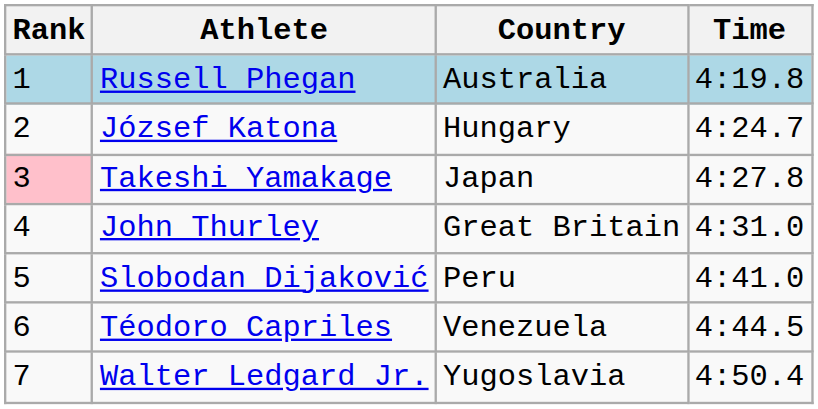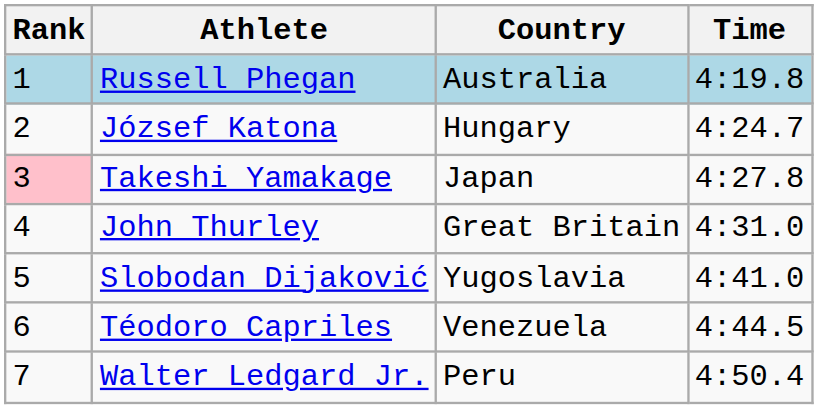(480, 278) Peru -> (534, 278) Yugoslavia
(534, 377) Yugoslavia -> (480, 377) Peru
